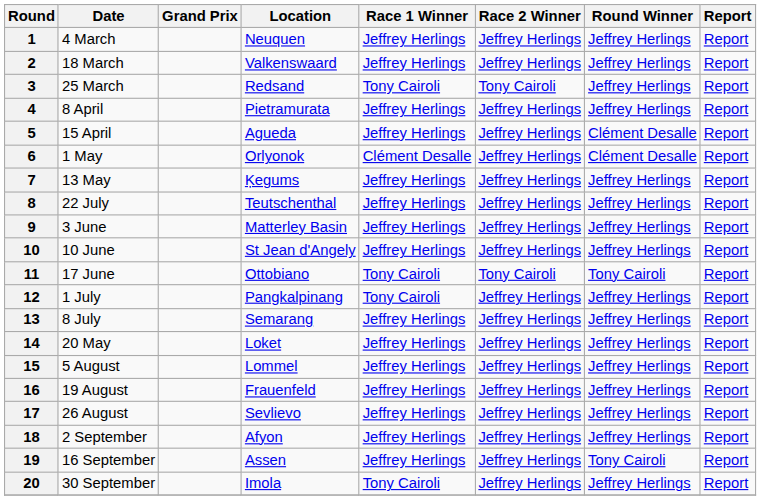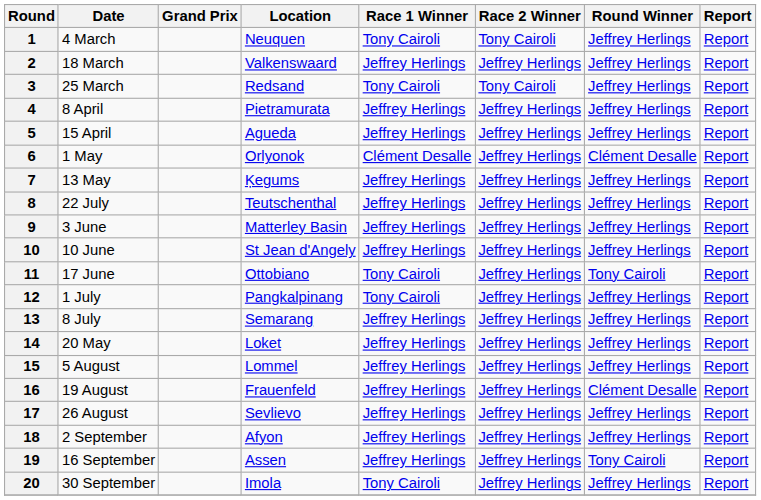(414, 39) Jeffrey Herlings -> (401, 39) Tony Cairoli
(530, 39) Jeffrey Herlings -> (517, 39) Tony Cairoli
(642, 133) Clément Desalle -> (639, 133) Jeffrey Herlings
(517, 273) Tony Cairoli -> (530, 273) Jeffrey Herlings
(639, 390) Jeffrey Herlings -> (642, 390) Clément Desalle
